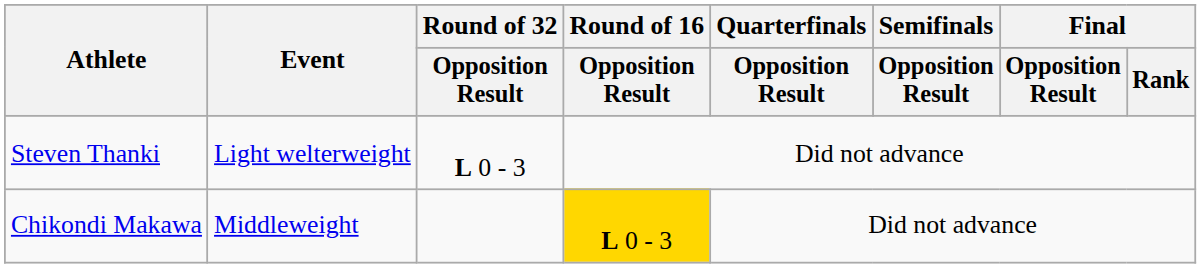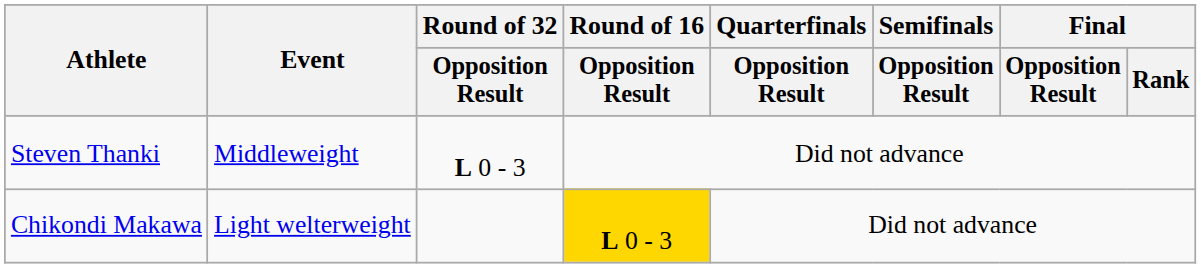(312, 152) Light welterweight -> (286, 152) Middleweight
(286, 225) Middleweight -> (312, 225) Light welterweight
